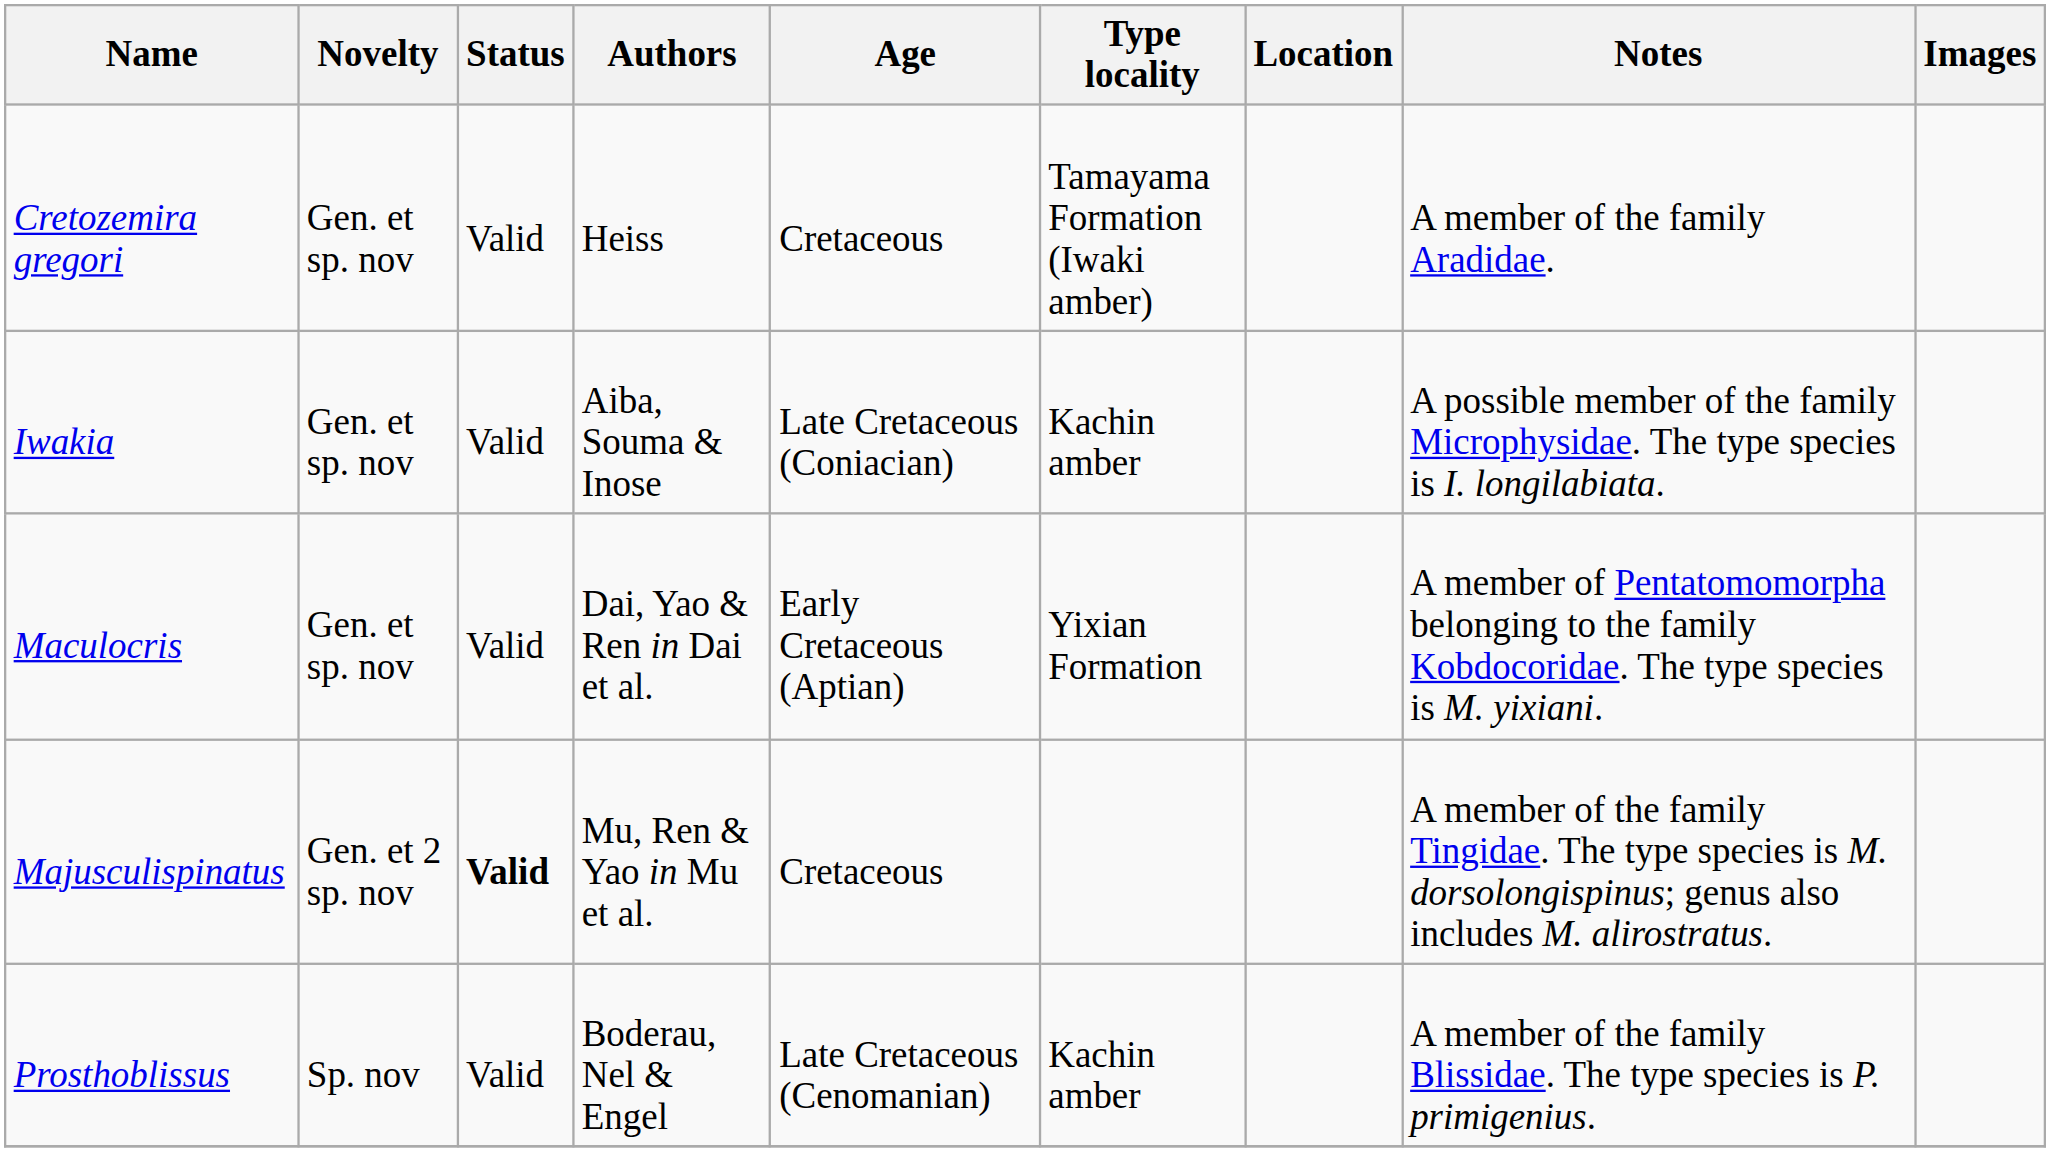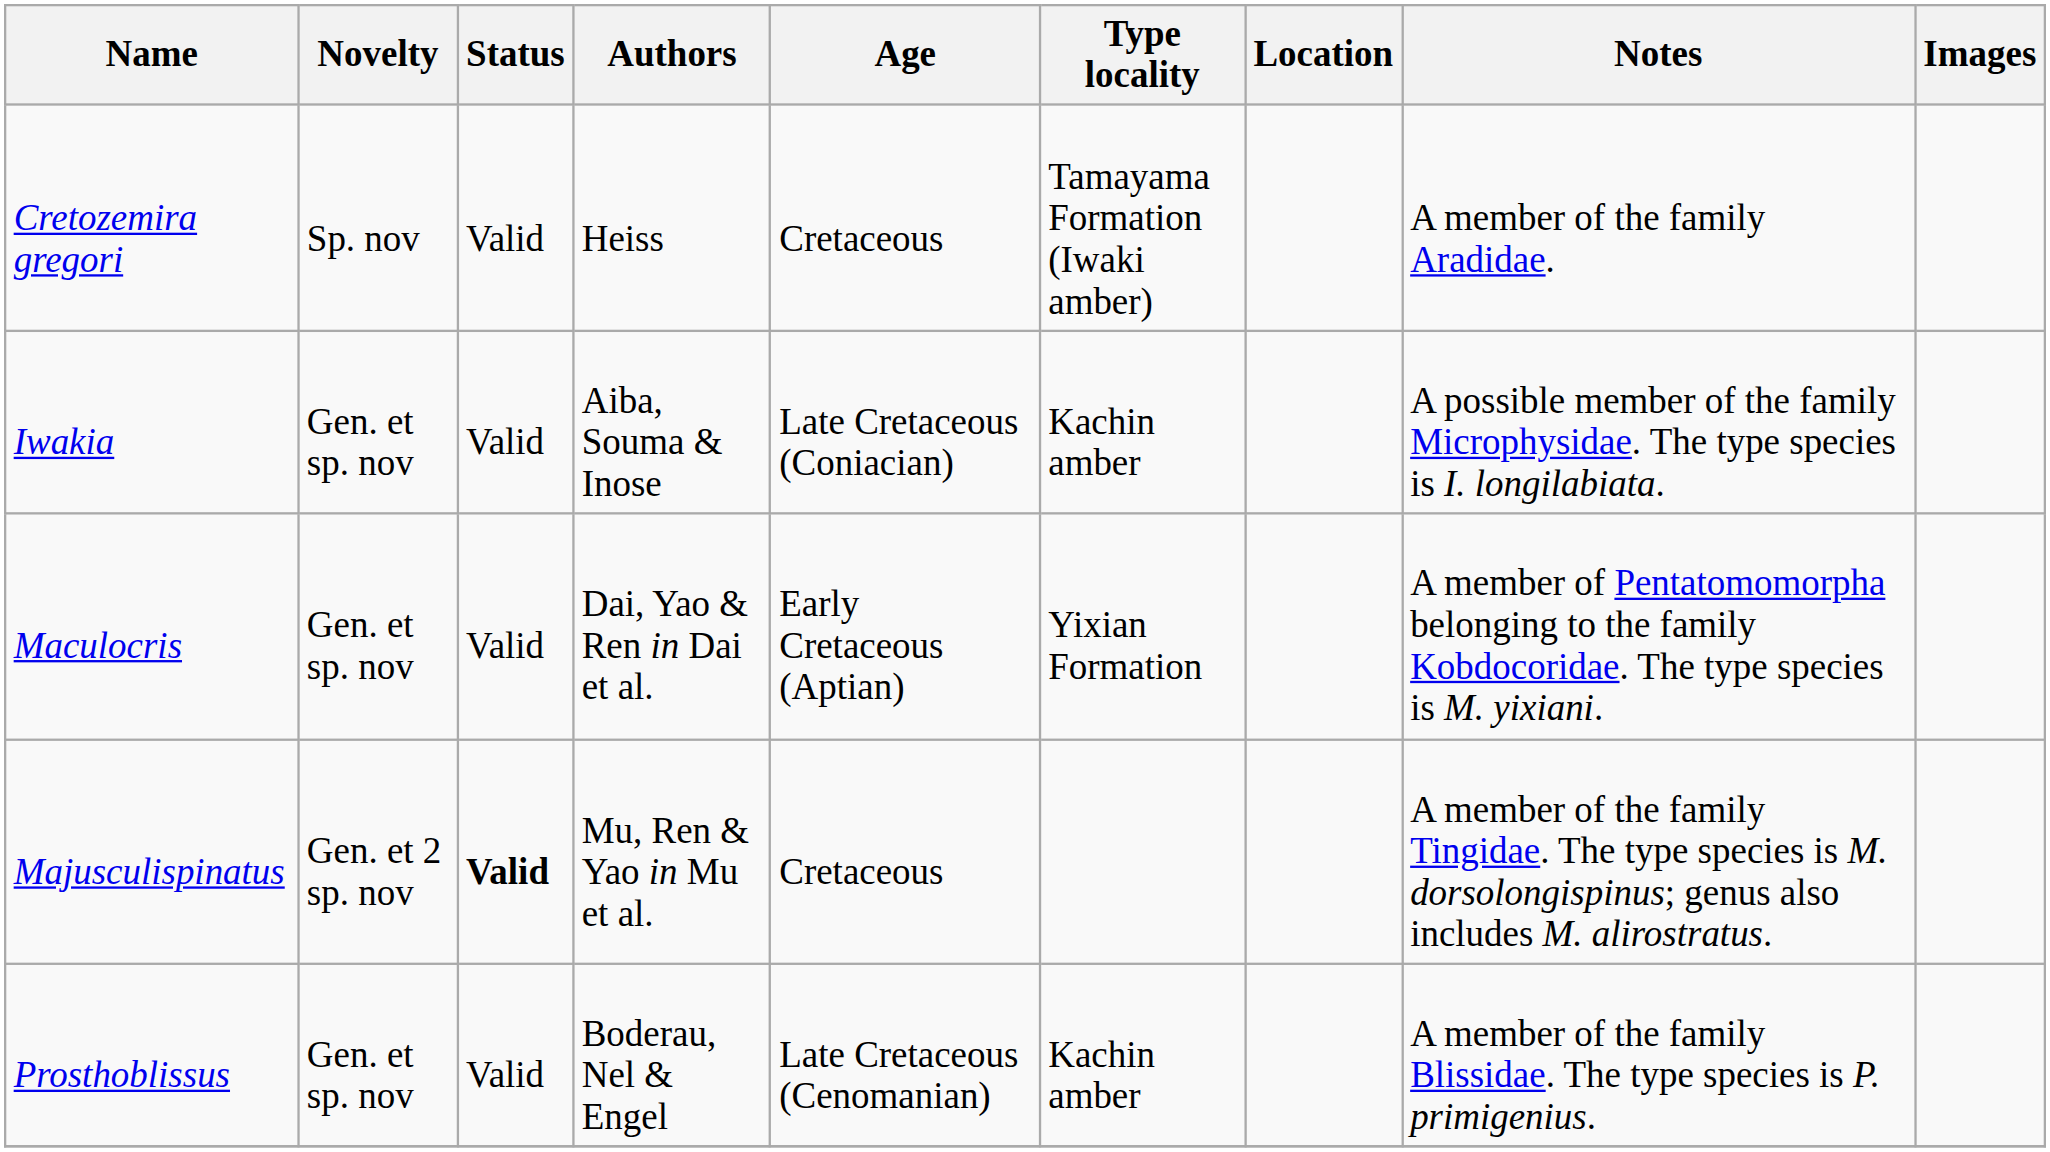(360, 237) Gen. et sp. nov -> (363, 237) Sp. nov
(363, 1075) Sp. nov -> (360, 1075) Gen. et sp. nov
